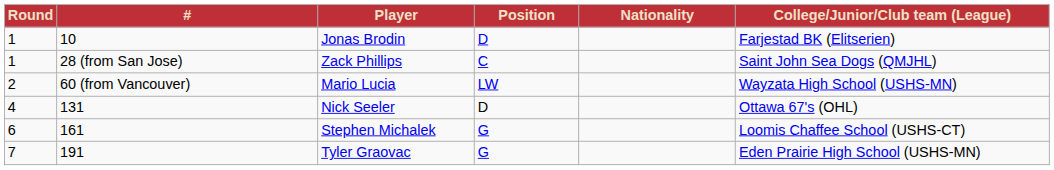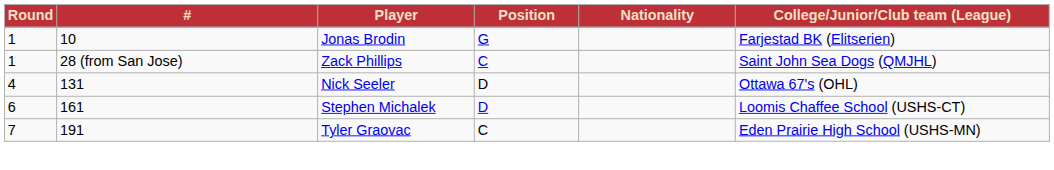(483, 38) D -> (483, 38) G
- row: (358, 84)
(483, 130) G -> (483, 107) D
(483, 152) G -> (483, 130) C
